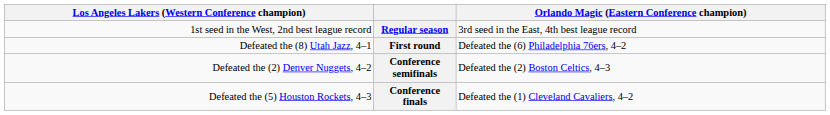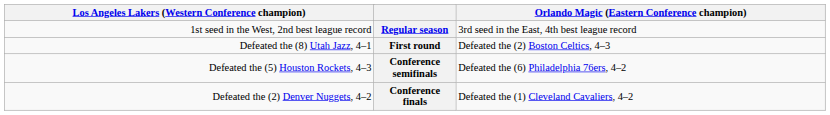(542, 45) Defeated the (6) Philadelphia 76ers, 4–2 -> (534, 45) Defeated the (2) Boston Celtics, 4–3
(292, 68) Defeated the (2) Denver Nuggets, 4–2 -> (290, 68) Defeated the (5) Houston Rockets, 4–3
(534, 68) Defeated the (2) Boston Celtics, 4–3 -> (542, 68) Defeated the (6) Philadelphia 76ers, 4–2
(290, 96) Defeated the (5) Houston Rockets, 4–3 -> (292, 96) Defeated the (2) Denver Nuggets, 4–2
